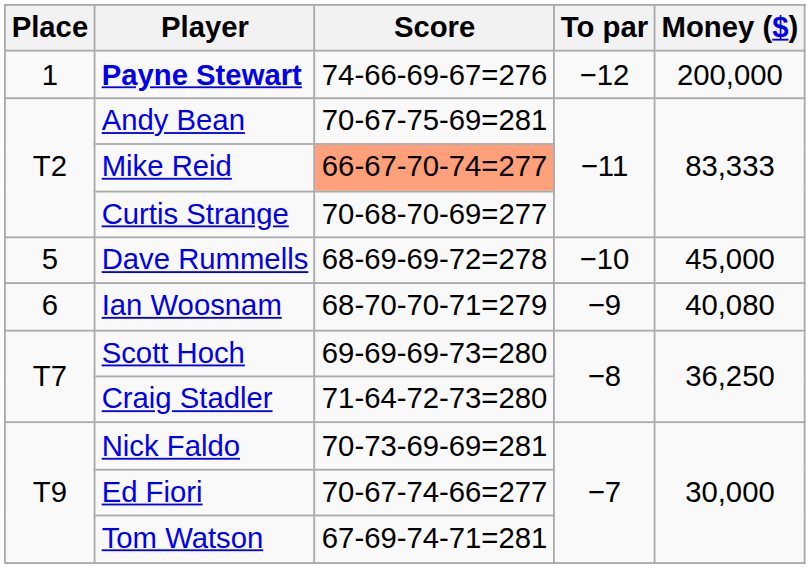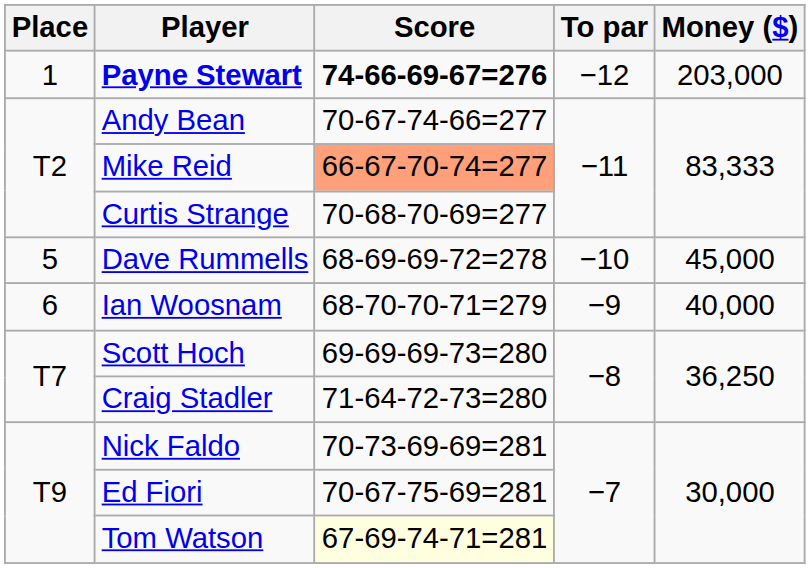(435, 74) normal -> (435, 74) bold
(730, 74) 200,000 -> (730, 74) 203,000
(435, 120) 70-67-75-69=281 -> (435, 120) 70-67-74-66=277
(730, 306) 40,080 -> (730, 306) 40,000
(435, 492) 70-67-74-66=277 -> (435, 492) 70-67-75-69=281
(435, 538) no background -> (435, 538) lightyellow background
